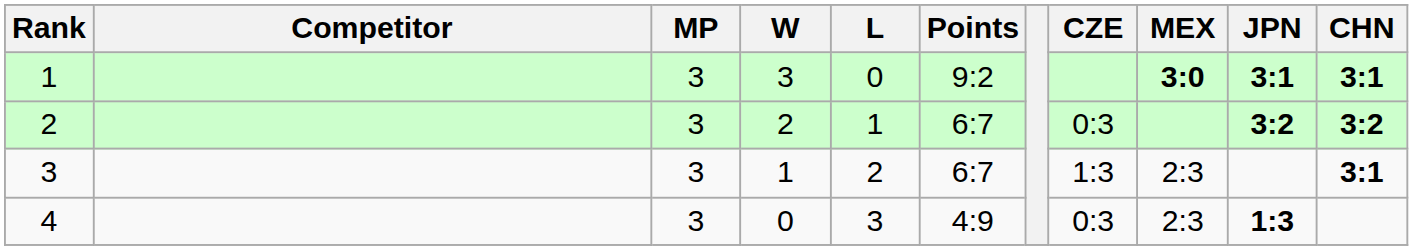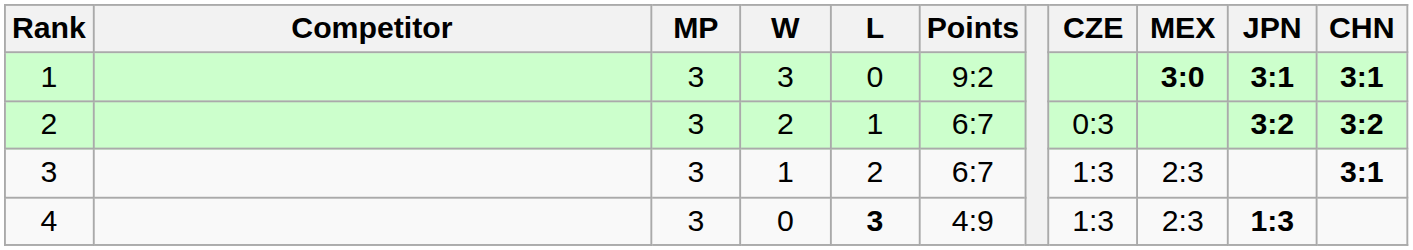(875, 220) normal -> (875, 220) bold
(1093, 220) 0:3 -> (1093, 220) 1:3
